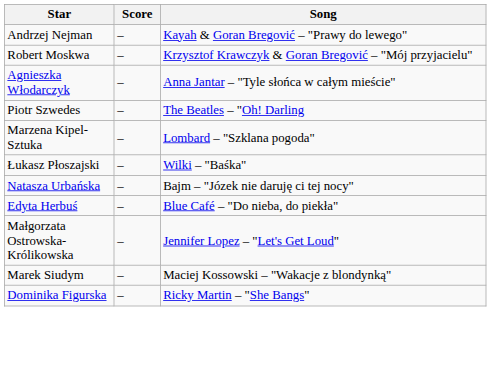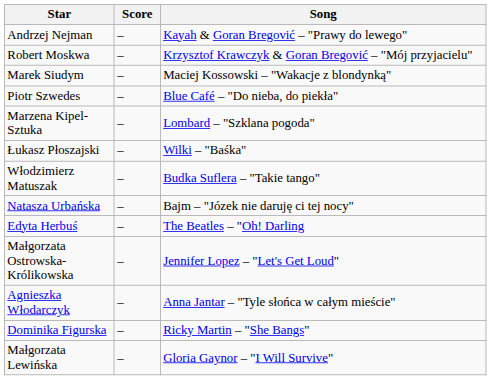rows swapped: (39, 82) <-> (46, 275)
(234, 110) The Beatles – "Oh! Darling -> (251, 95) Blue Café – "Do nieba, do piekła"
+ row: (41, 178)
(251, 205) Blue Café – "Do nieba, do piekła" -> (234, 226) The Beatles – "Oh! Darling
+ row: (36, 357)
